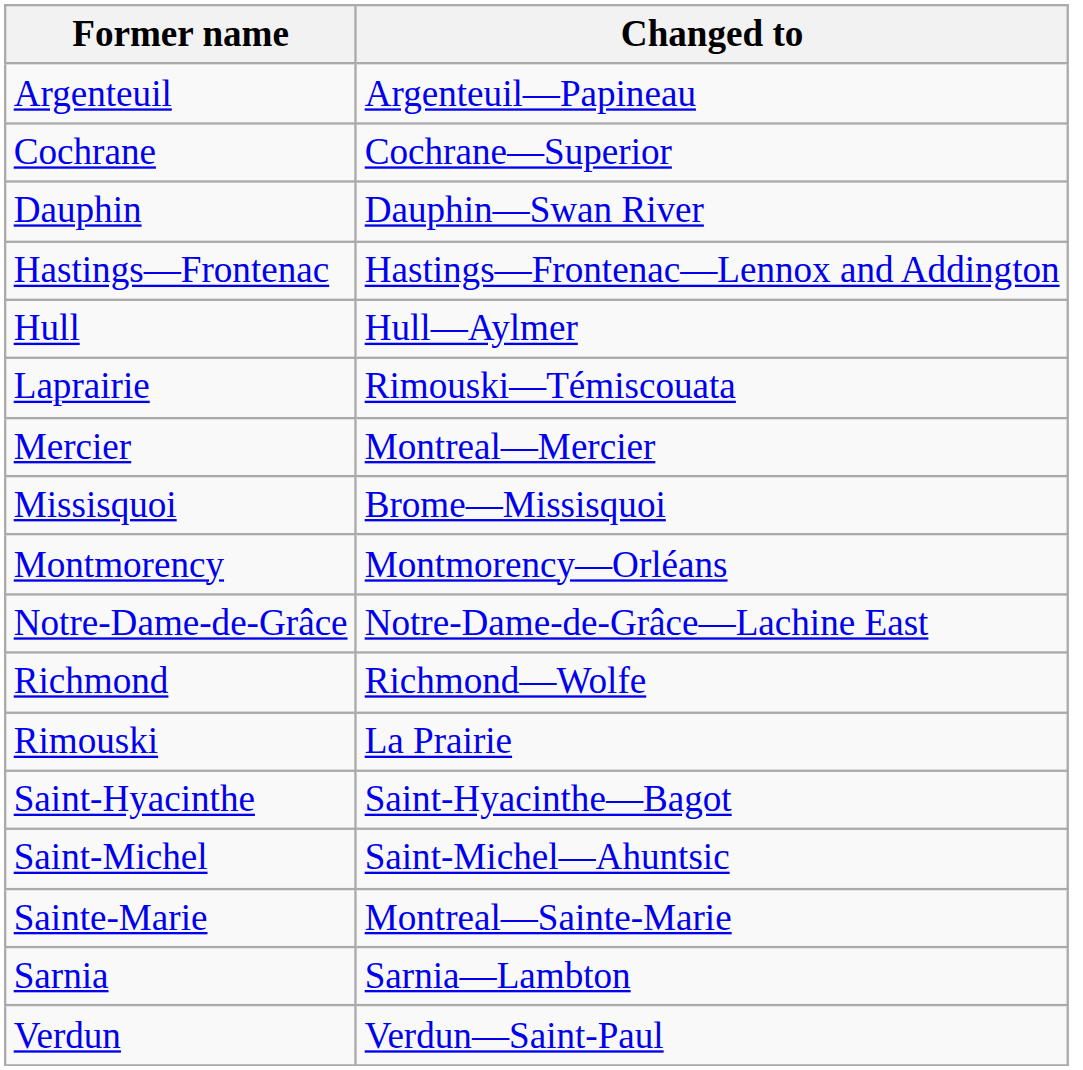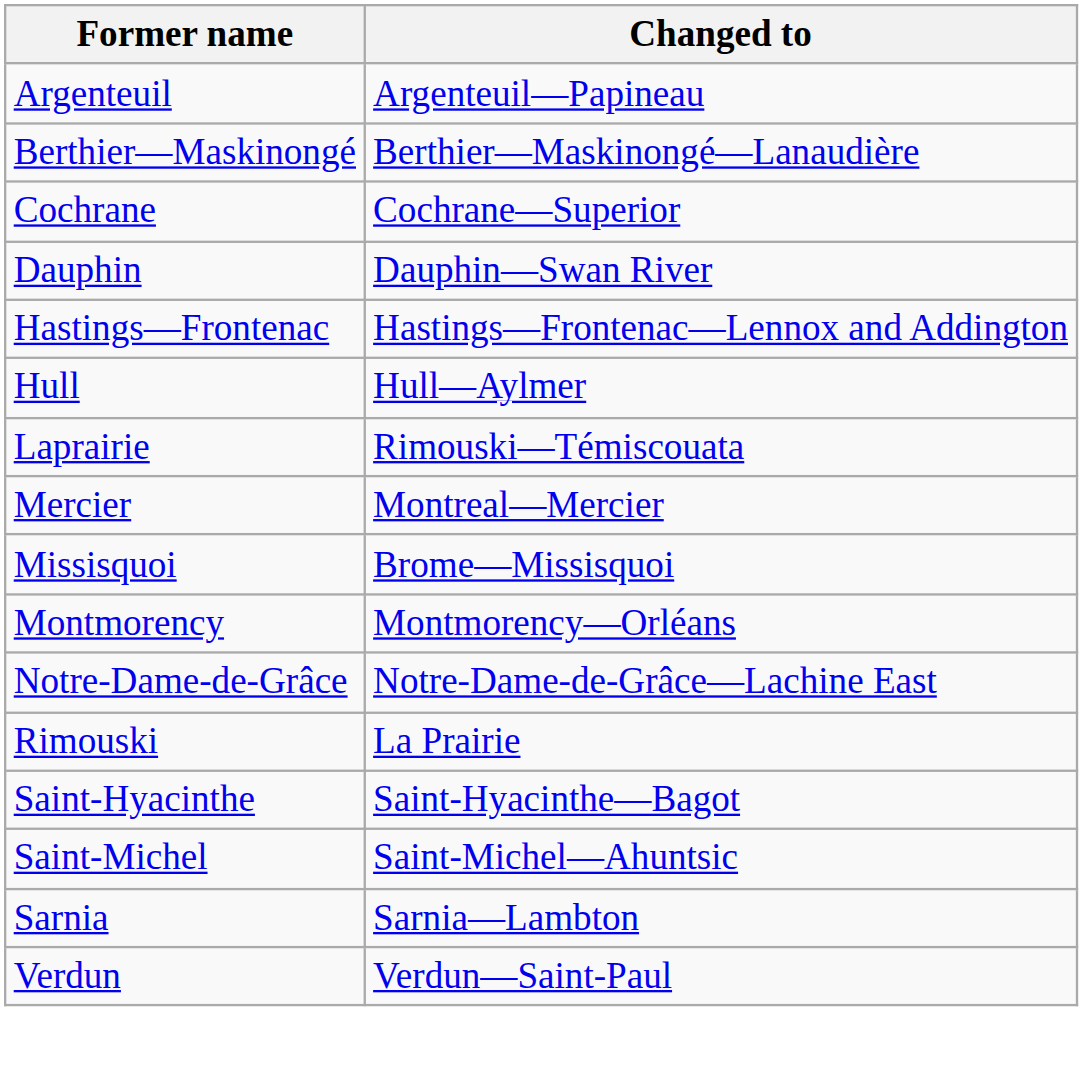+ row: (185, 151)
- row: (91, 681)
- row: (111, 916)
